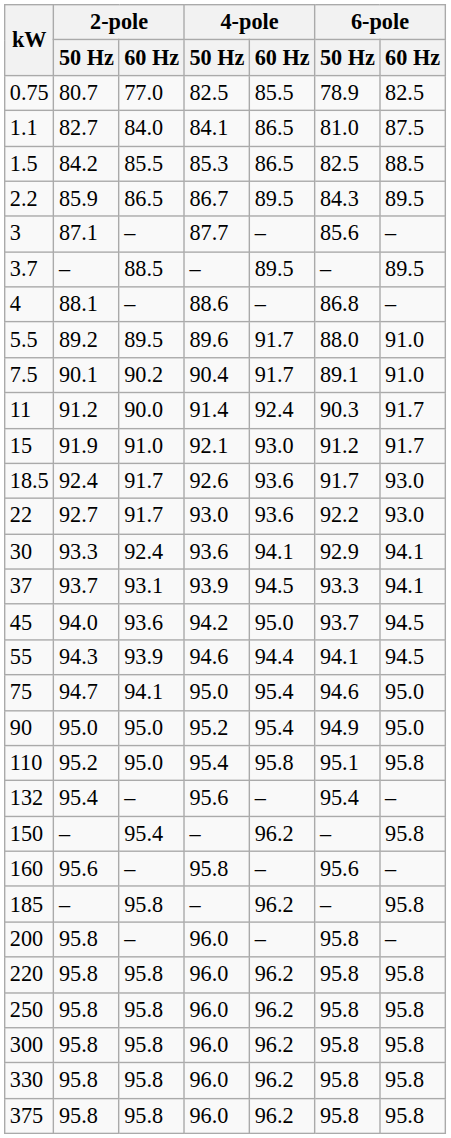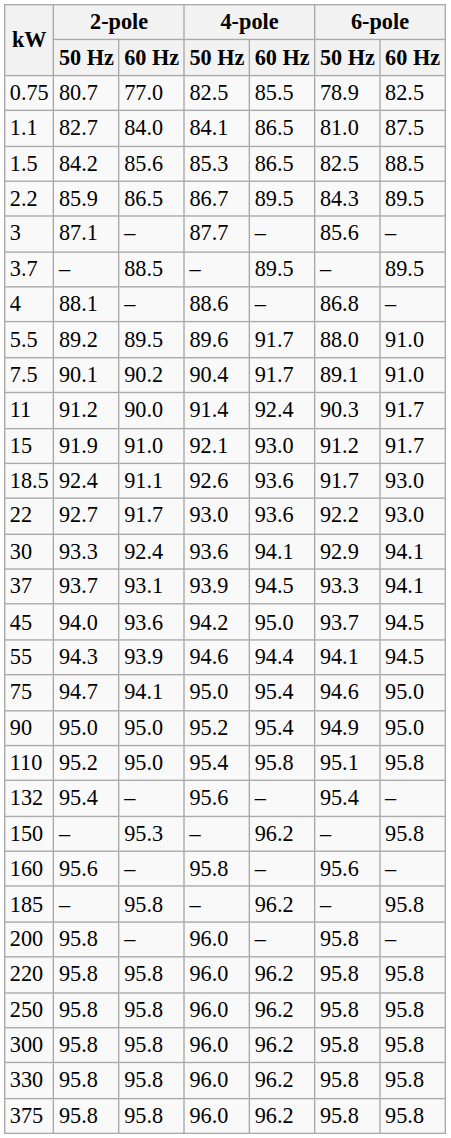(144, 163) 85.5 -> (144, 163) 85.6
(144, 480) 91.7 -> (144, 480) 91.1
(144, 833) 95.4 -> (144, 833) 95.3
